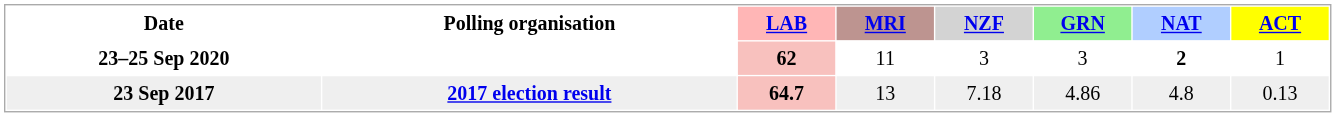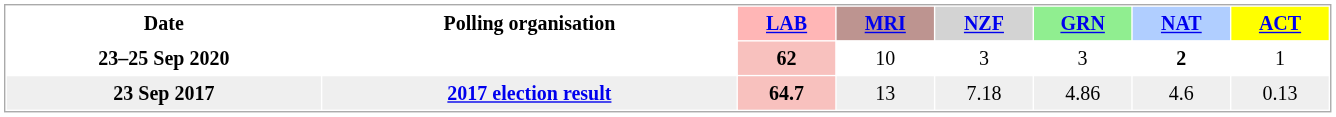(885, 58) 11 -> (885, 58) 10
(1181, 93) 4.8 -> (1181, 93) 4.6
